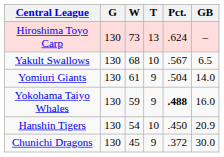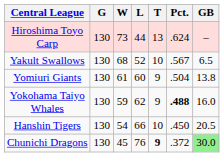+ column: (140, 13)
(205, 78) 14.0 -> (206, 78) 13.8
(205, 125) 20.9 -> (206, 125) 20.5
(153, 143) normal -> (158, 143) bold
(205, 143) no background -> (206, 143) lightgreen background
